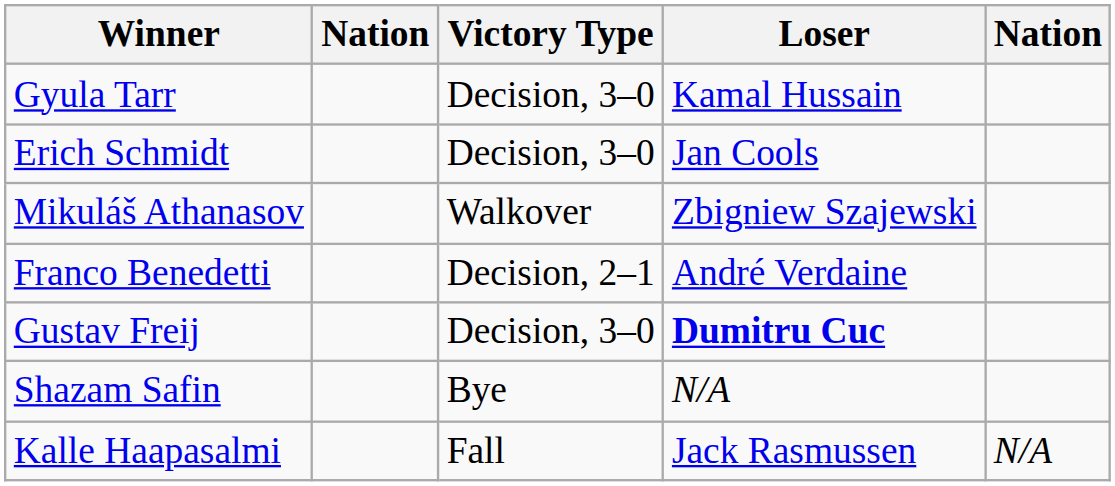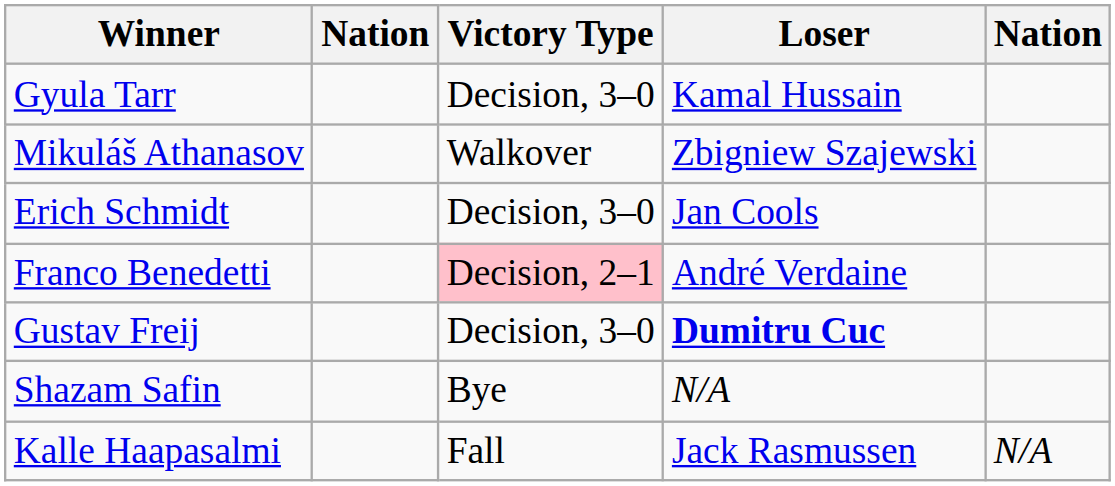rows swapped: (121, 152) <-> (159, 212)
(551, 271) no background -> (551, 271) pink background
